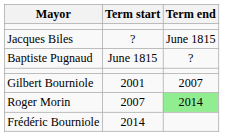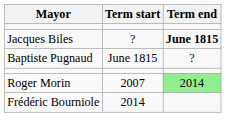(191, 39) normal -> (192, 39) bold
- row: (50, 83)
